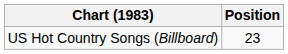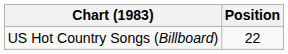(252, 37) 23 -> (252, 37) 22
